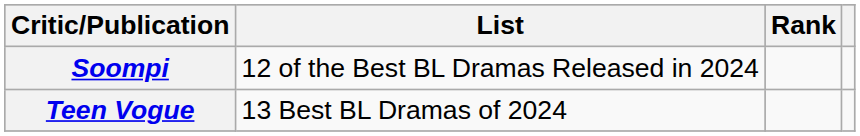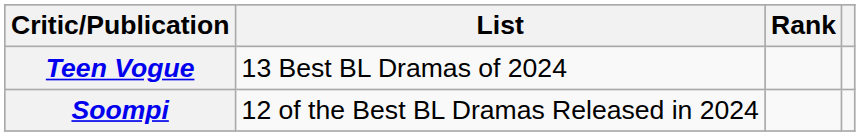rows swapped: (120, 67) <-> (120, 109)
